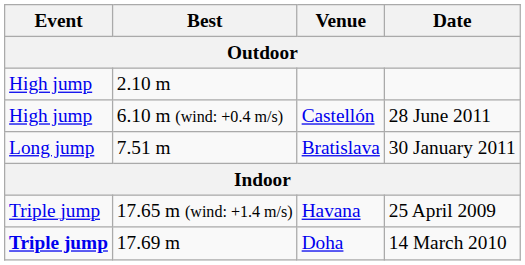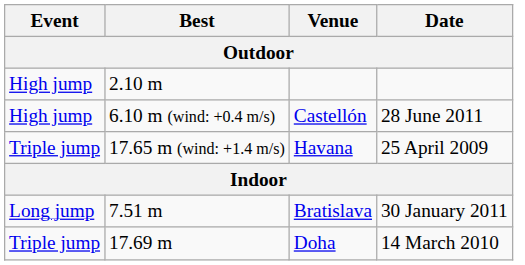rows swapped: (331, 211) <-> (341, 147)
(59, 243) bold -> (55, 243) normal
